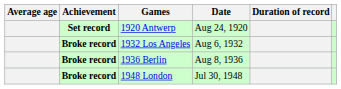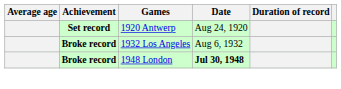- row: (144, 60)
(219, 76) normal -> (219, 60) bold
